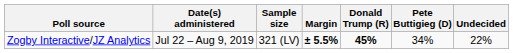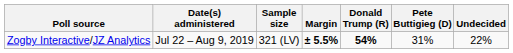(366, 40) 45% -> (366, 40) 54%
(422, 40) 34% -> (422, 40) 31%
